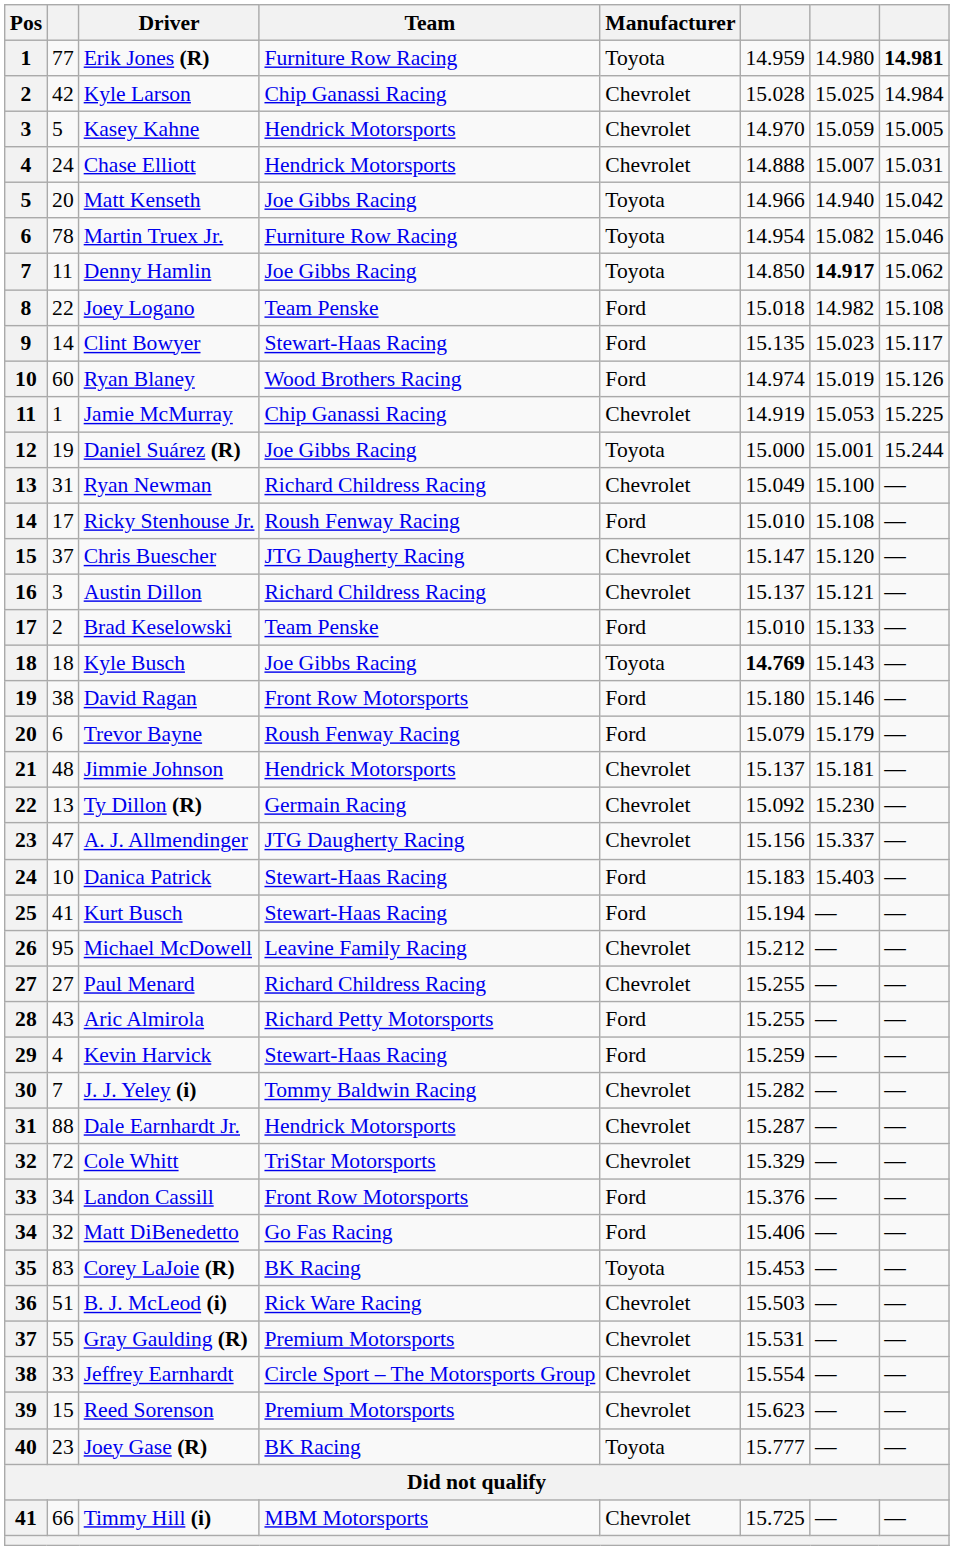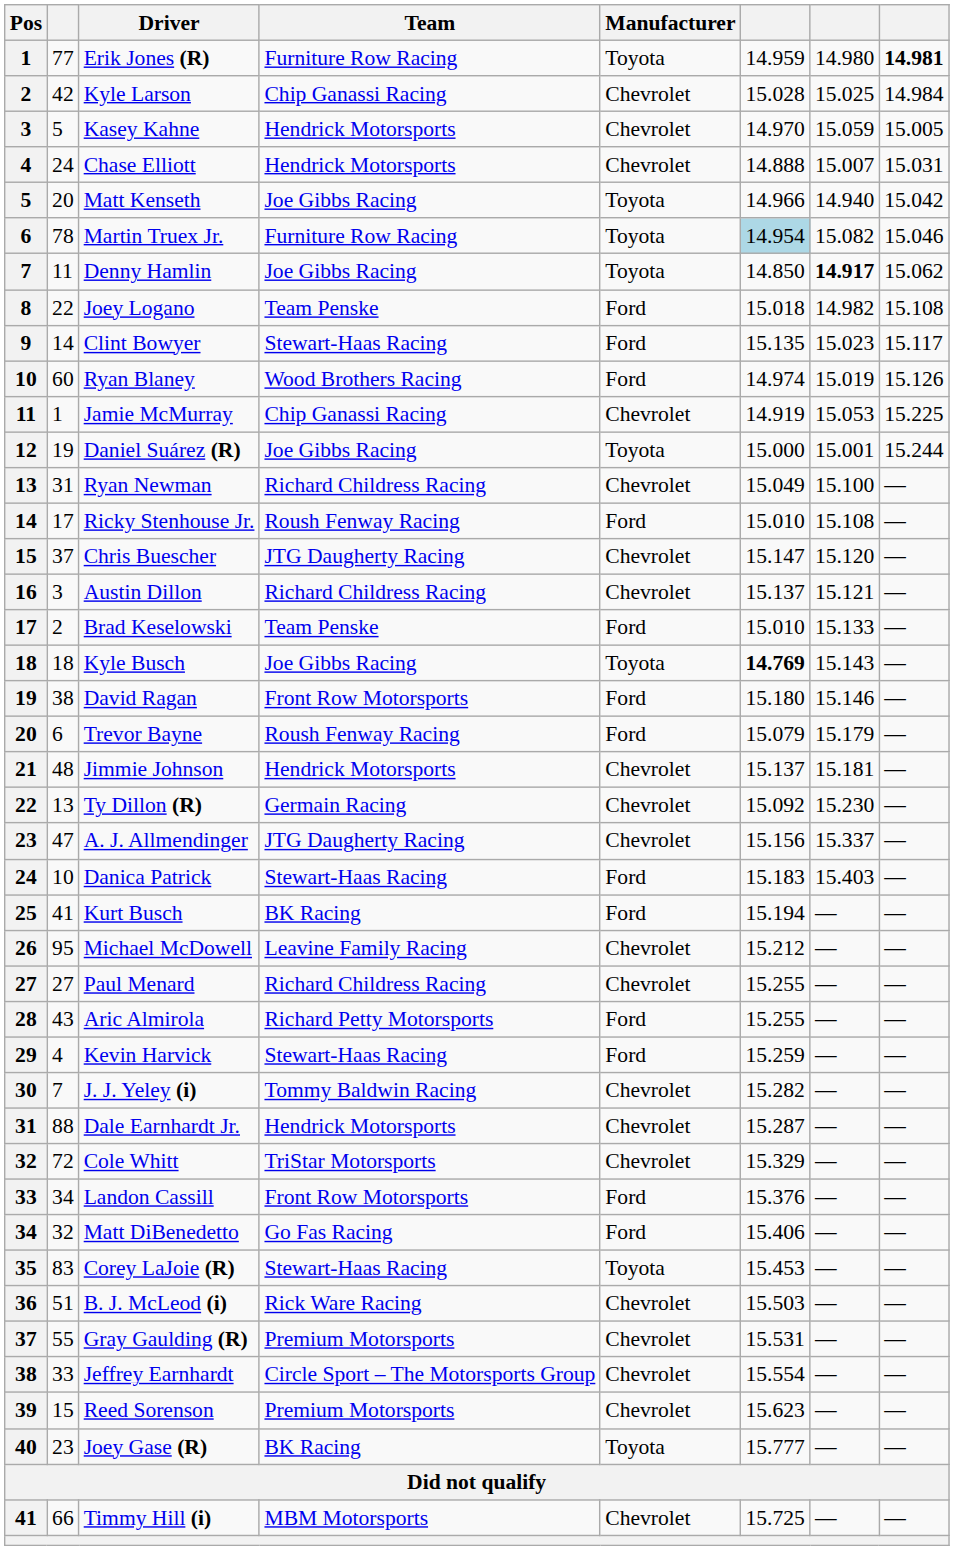(775, 236) no background -> (775, 236) lightblue background
(356, 912) Stewart-Haas Racing -> (313, 912) BK Racing
(313, 1268) BK Racing -> (356, 1268) Stewart-Haas Racing
